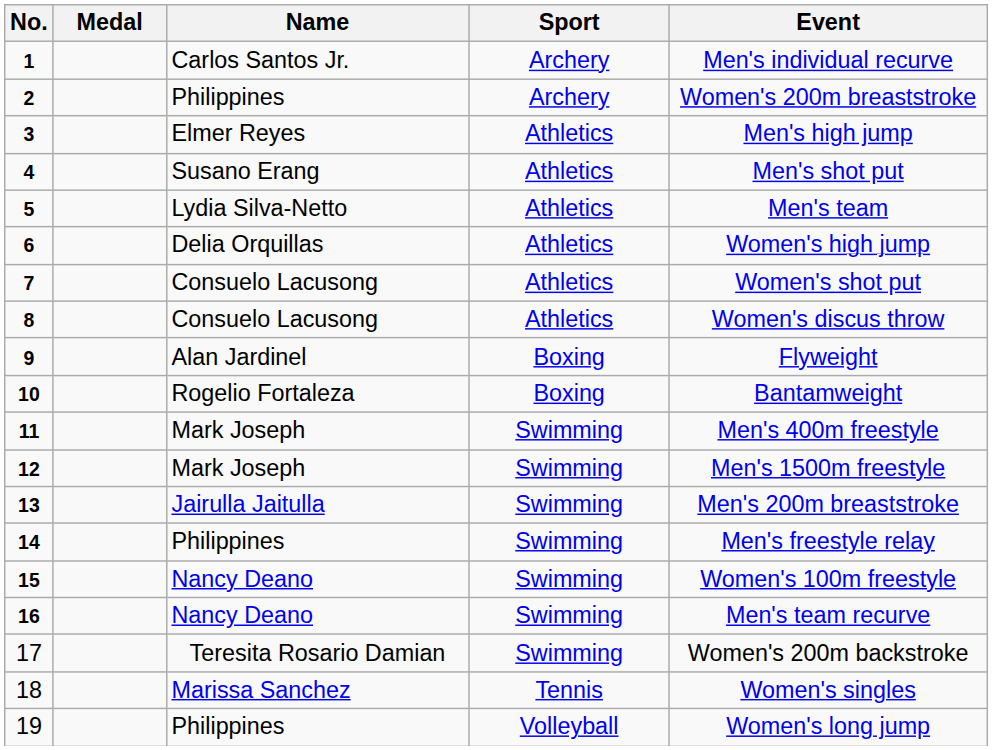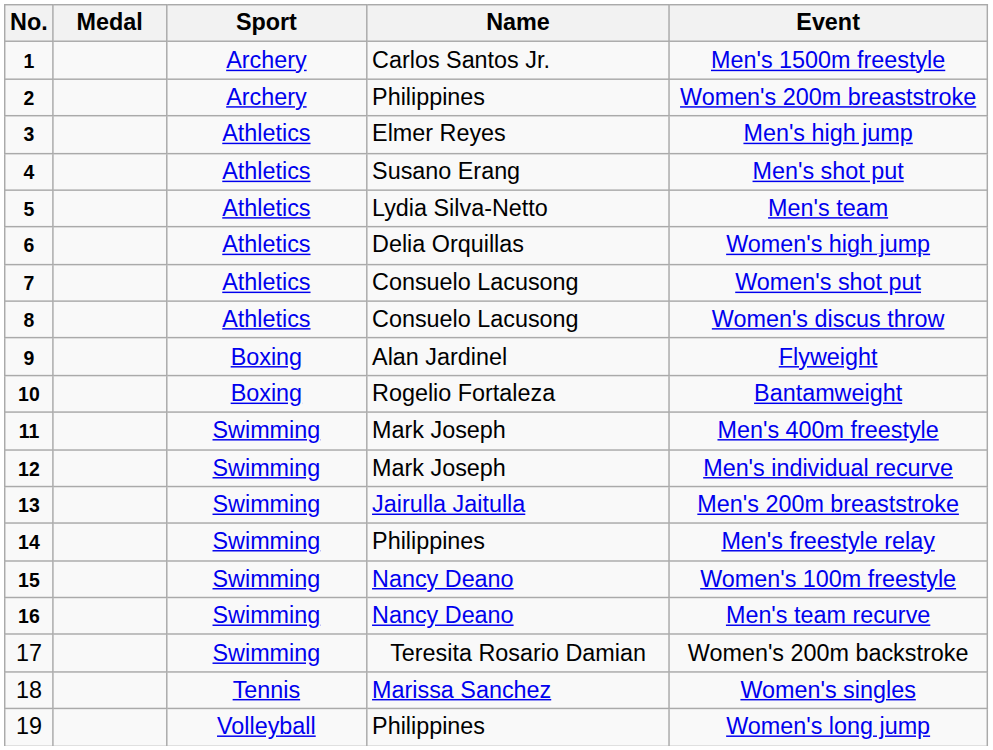columns swapped: (317, 23) <-> (569, 23)
(828, 60) Men's individual recurve -> (828, 60) Men's 1500m freestyle
(828, 467) Men's 1500m freestyle -> (828, 467) Men's individual recurve
